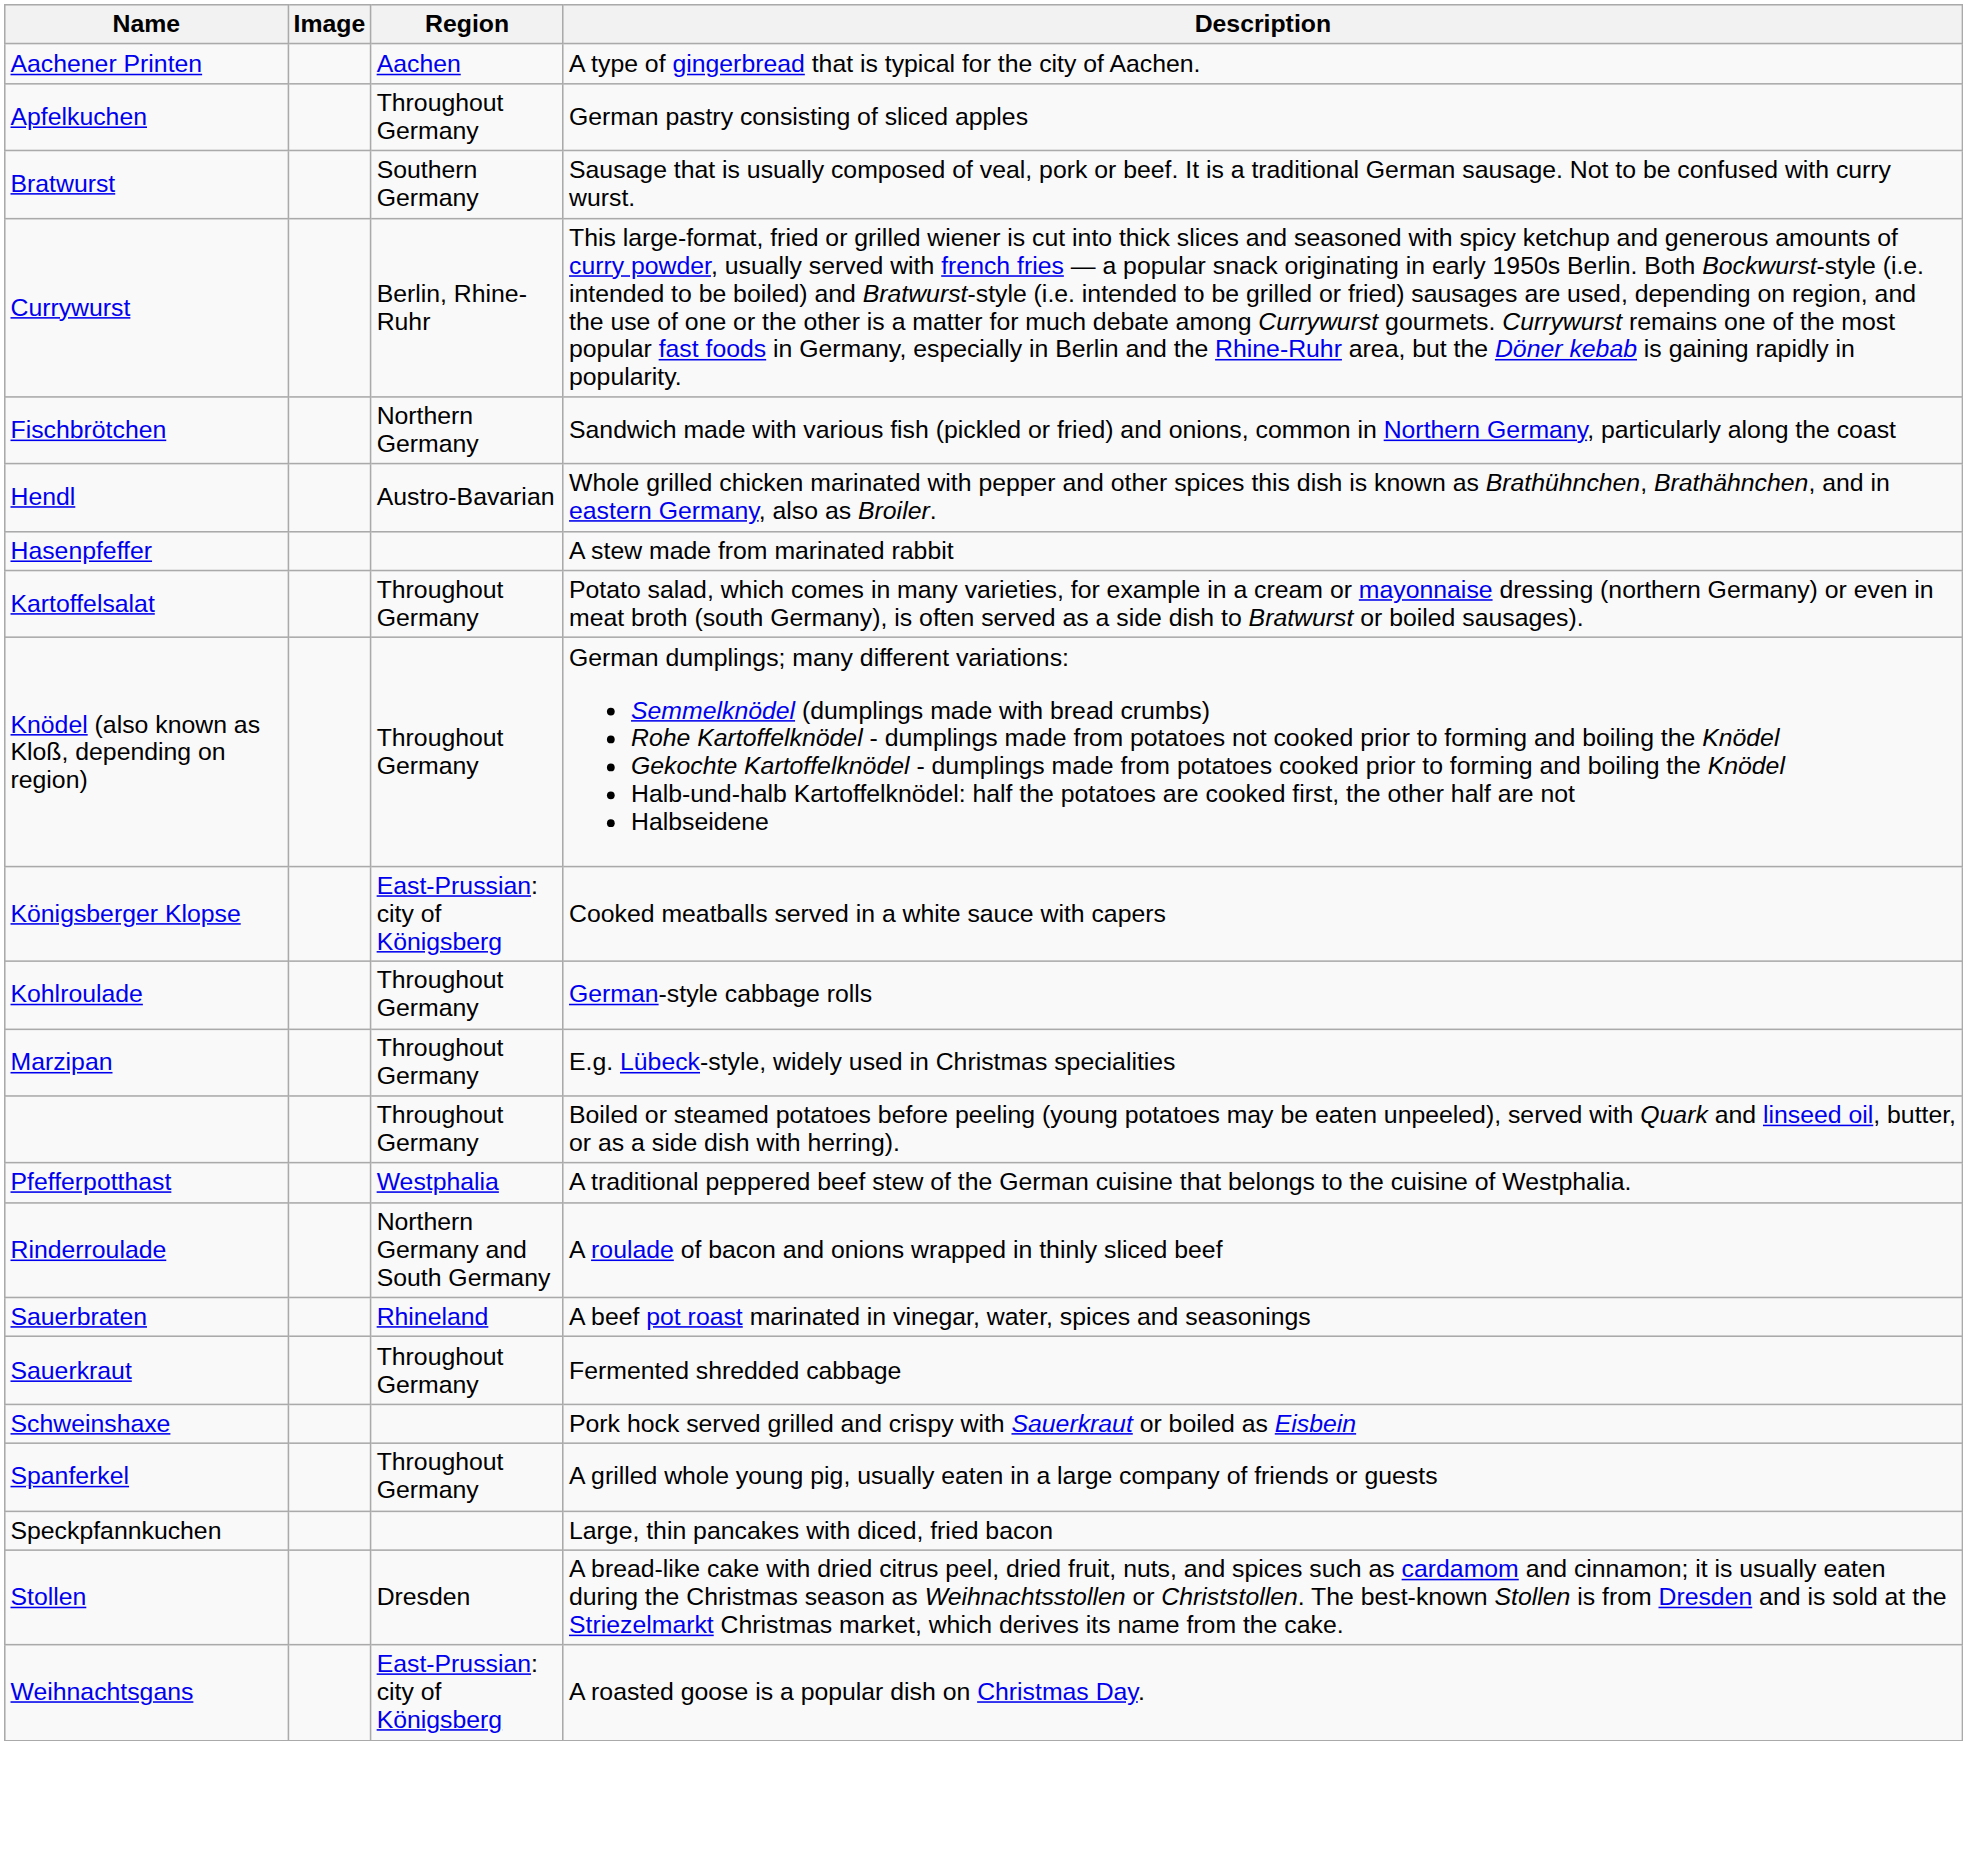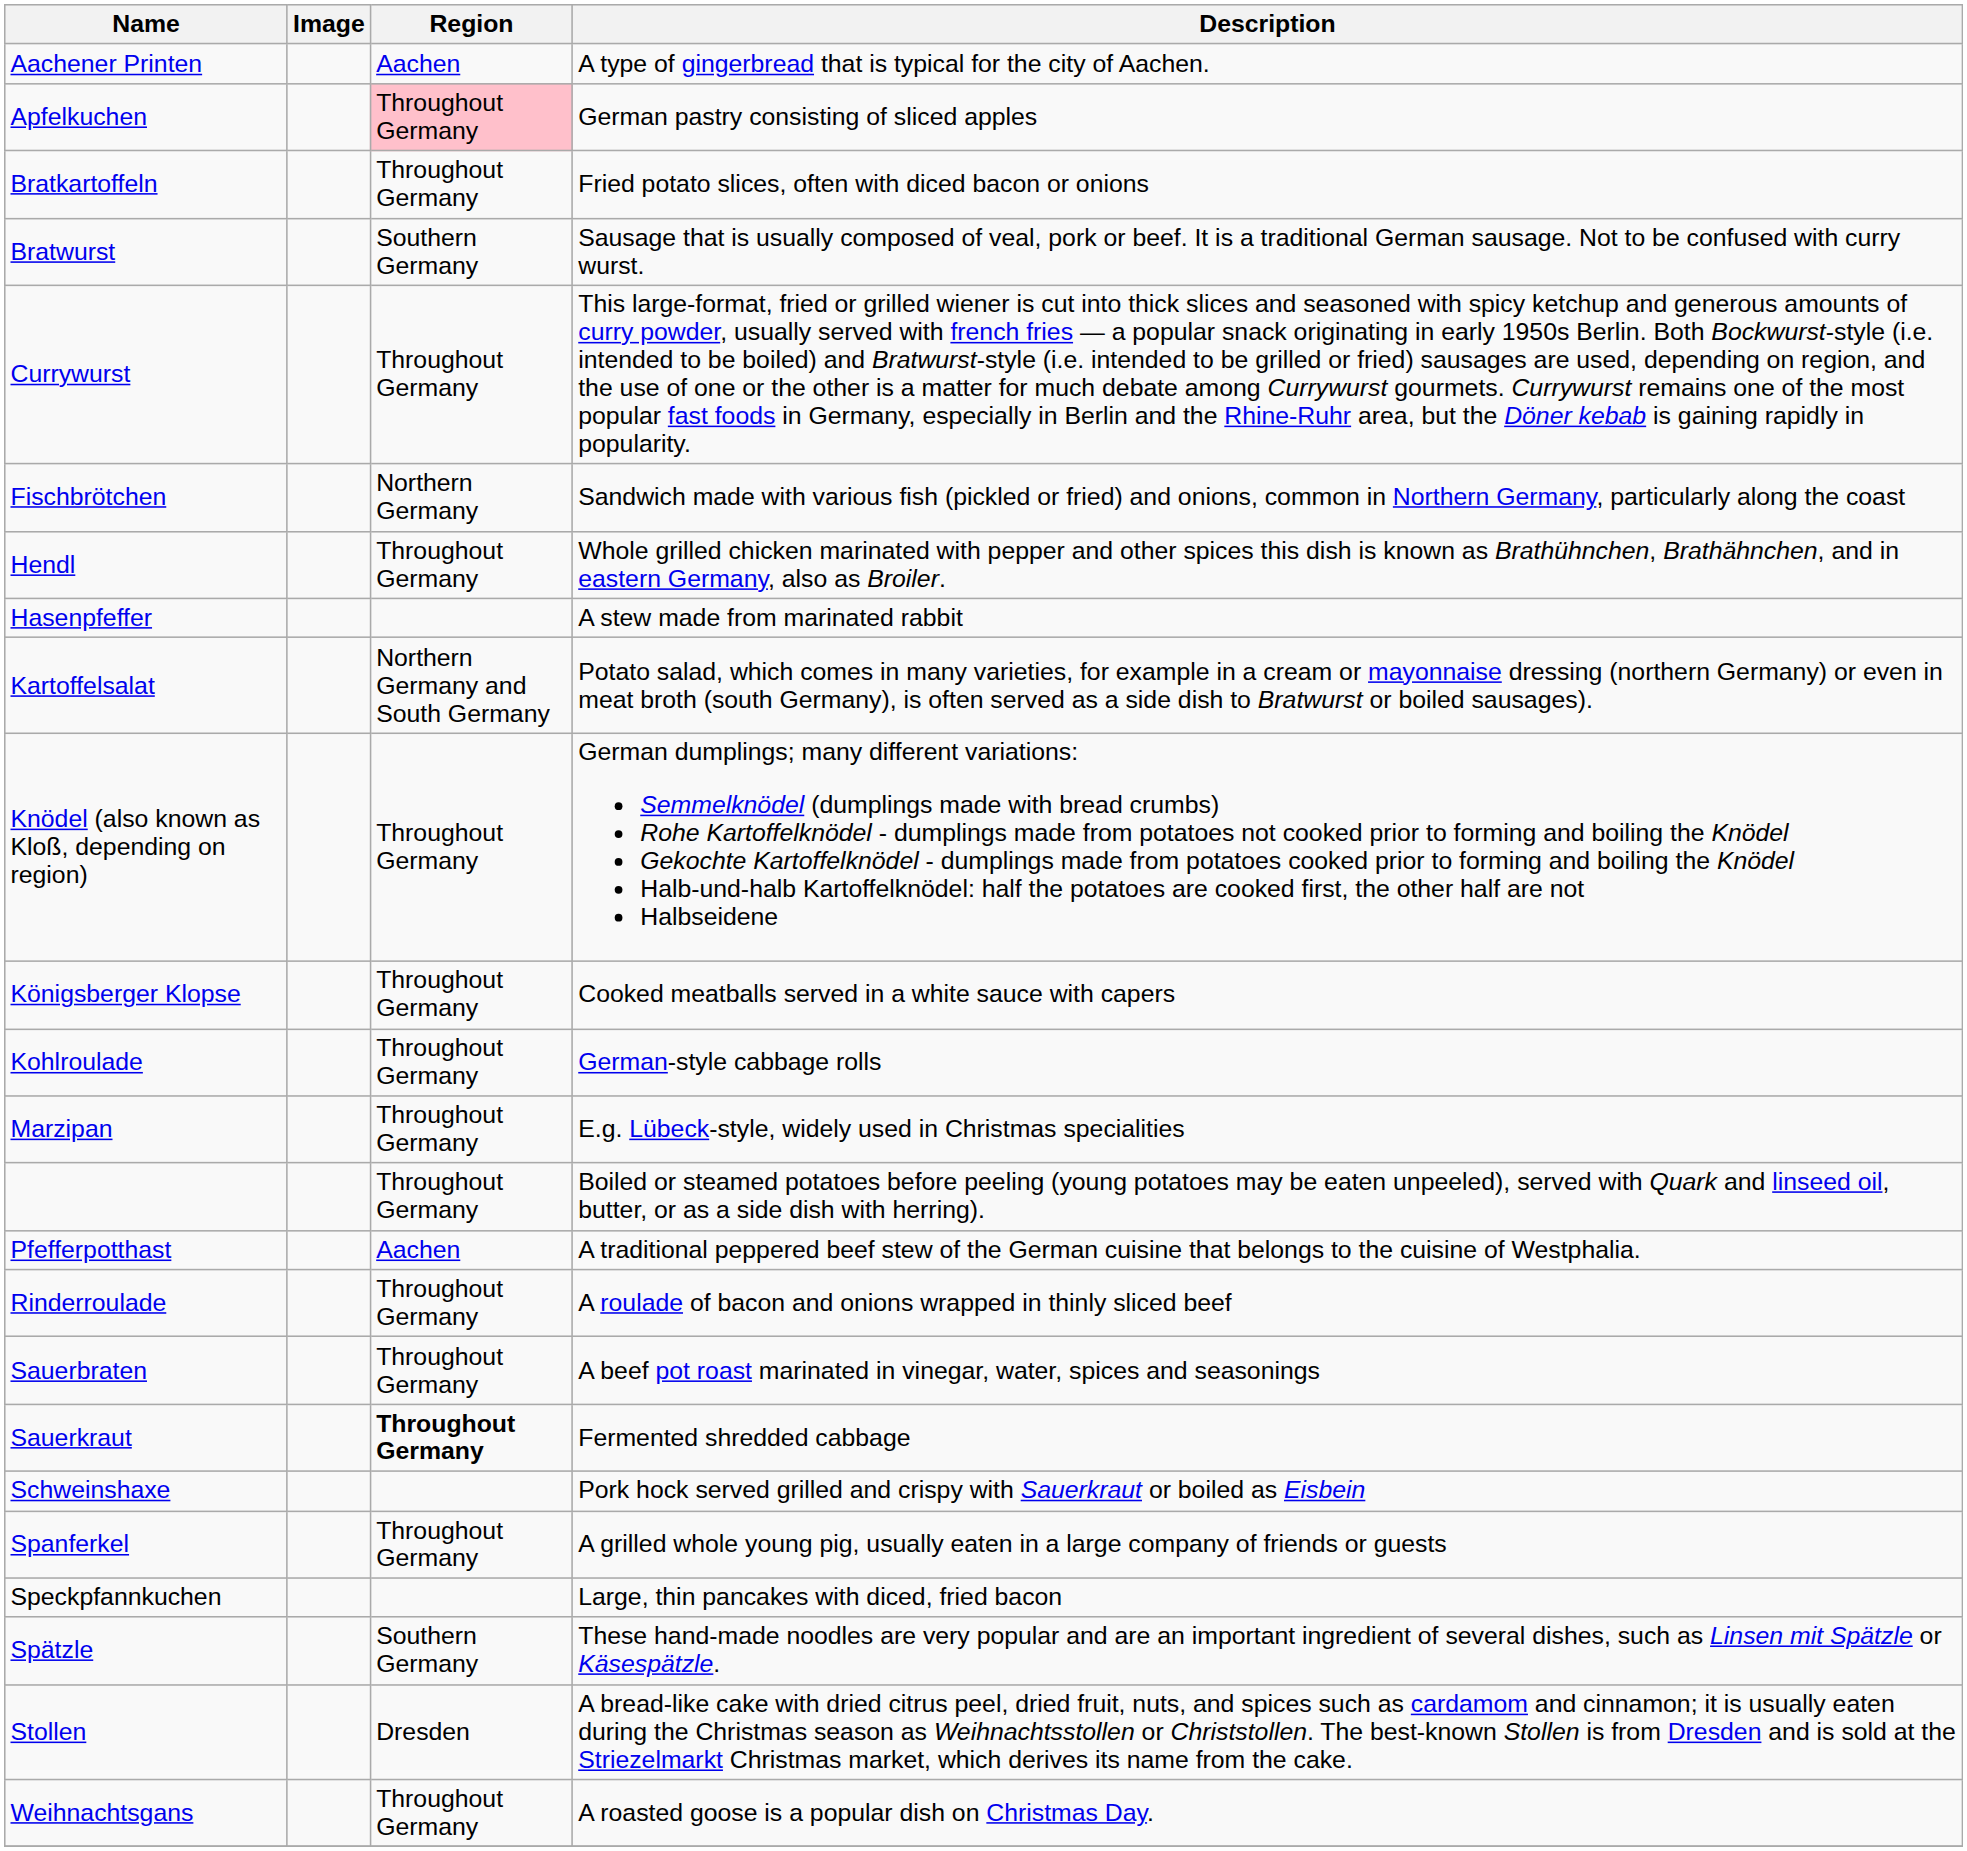(440, 116) no background -> (440, 116) pink background
+ row: (84, 184)
(452, 307) Berlin, Rhine-Ruhr -> (440, 374) Throughout Germany
(466, 497) Austro-Bavarian -> (440, 564) Throughout Germany
(440, 603) Throughout Germany -> (463, 685) Northern Germany and South Germany
(457, 913) East-Prussian: city of Königsberg -> (440, 994) Throughout Germany
(438, 1182) Westphalia -> (418, 1249) Aachen
(464, 1249) Northern Germany and South Germany -> (440, 1302) Throughout Germany
(433, 1316) Rhineland -> (440, 1370) Throughout Germany
(440, 1370) normal -> (446, 1437) bold
+ row: (52, 1650)
(457, 1692) East-Prussian: city of Königsberg -> (440, 1812) Throughout Germany
